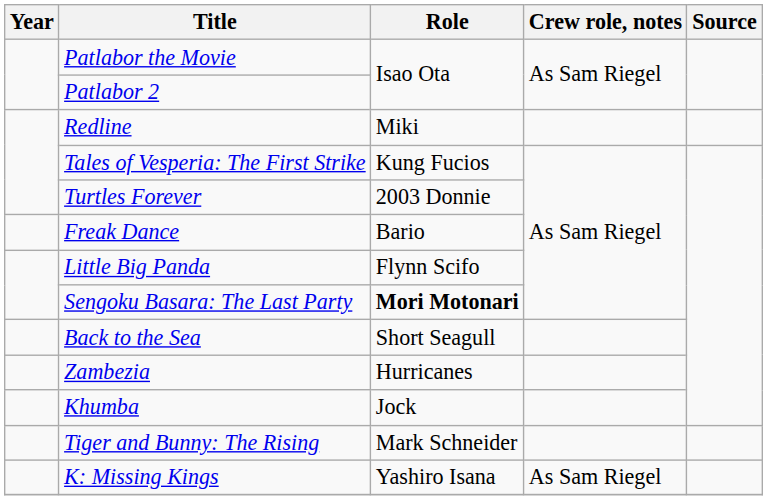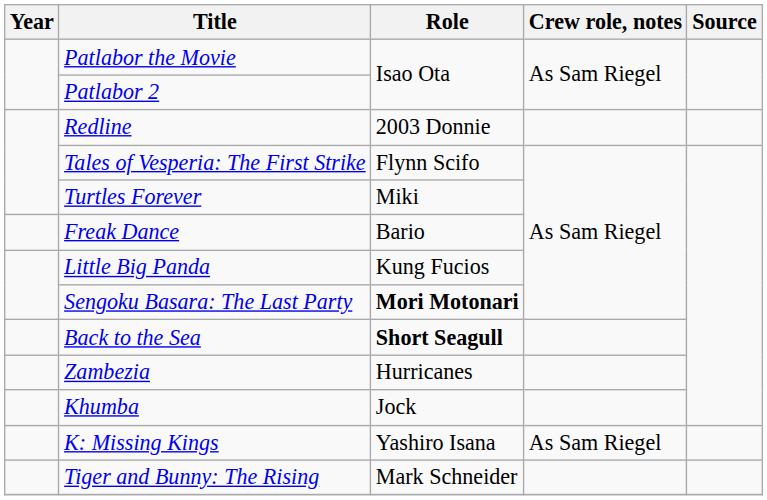(397, 127) Miki -> (433, 127) 2003 Donnie
(433, 162) Kung Fucios -> (428, 162) Flynn Scifo
(433, 197) 2003 Donnie -> (397, 197) Miki
(428, 267) Flynn Scifo -> (433, 267) Kung Fucios
(436, 337) normal -> (439, 337) bold
rows swapped: (192, 442) <-> (141, 477)
